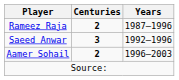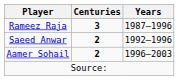(97, 26) 2 -> (97, 26) 3
(97, 40) 3 -> (97, 40) 2
